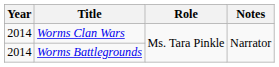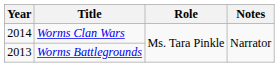(19, 52) 2014 -> (19, 52) 2013
